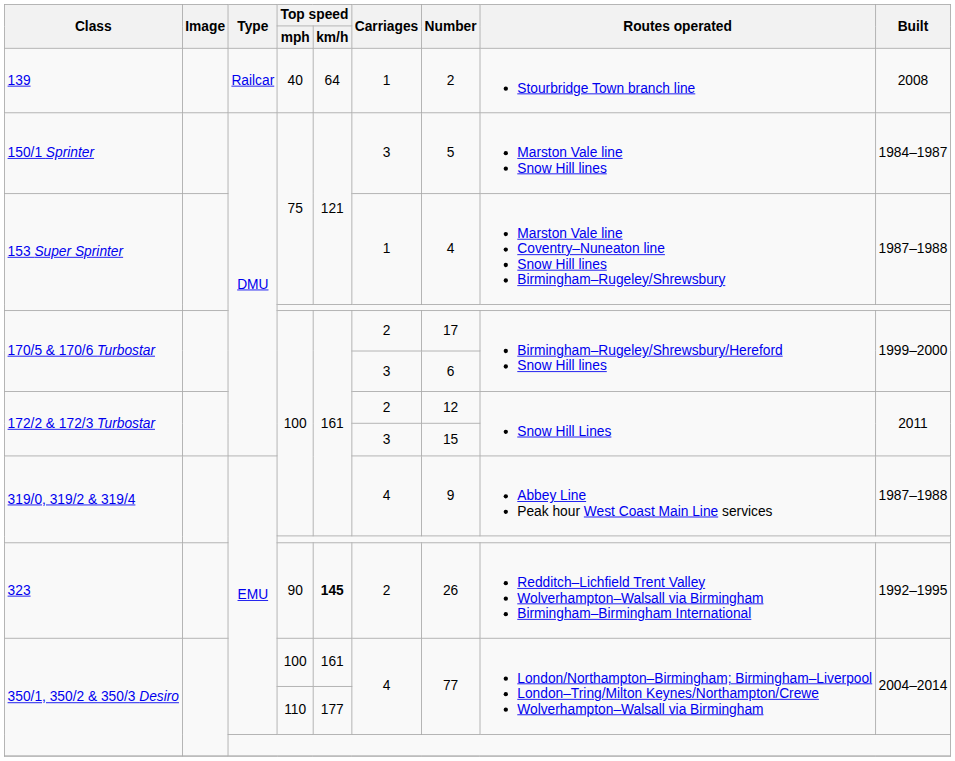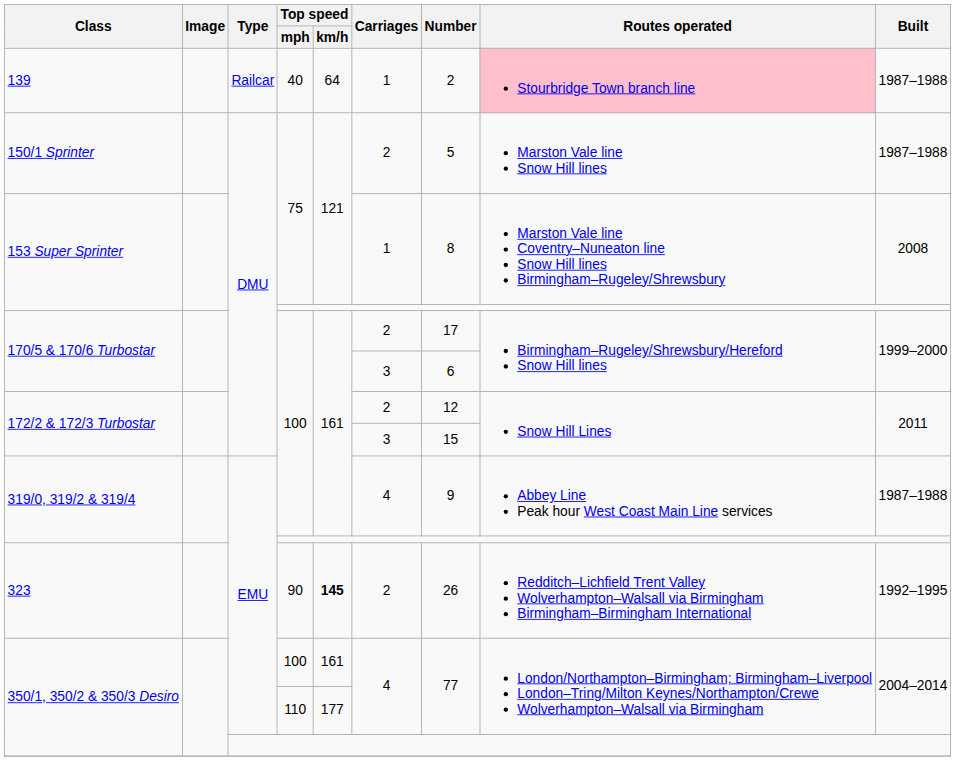(678, 88) no background -> (678, 88) pink background
(913, 80) 2008 -> (913, 80) 1987–1988
(386, 153) 3 -> (386, 153) 2
(913, 153) 1984–1987 -> (913, 153) 1987–1988
(451, 248) 4 -> (451, 248) 8
(913, 248) 1987–1988 -> (913, 248) 2008
